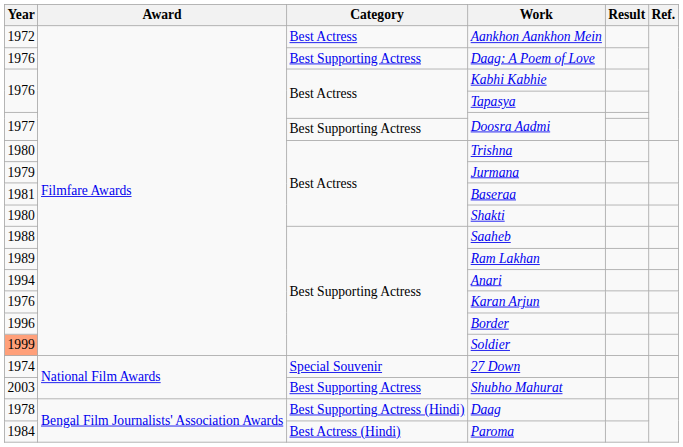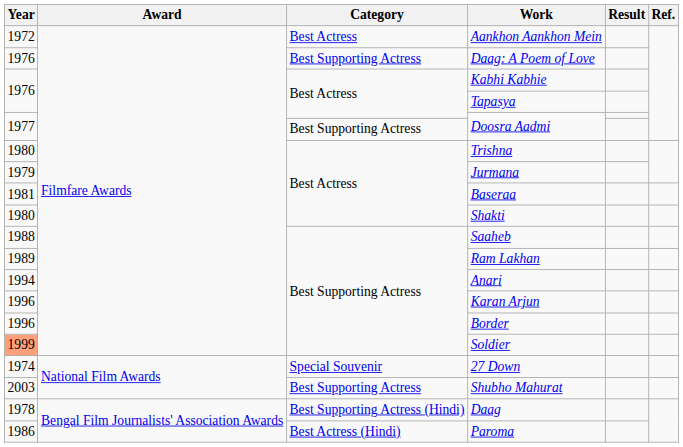(21, 301) 1976 -> (21, 301) 1996
(21, 431) 1984 -> (21, 431) 1986
